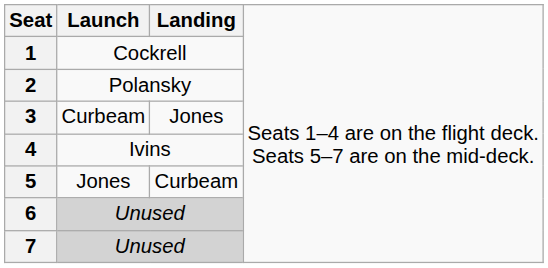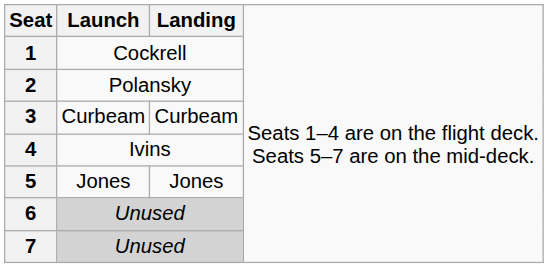(196, 117) Jones -> (196, 117) Curbeam
(196, 181) Curbeam -> (196, 181) Jones
